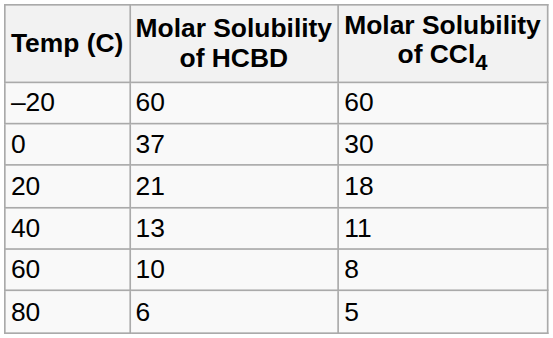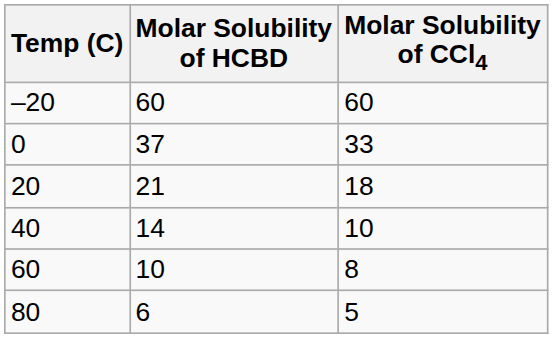(359, 144) 30 -> (359, 144) 33
(150, 227) 13 -> (150, 227) 14
(358, 227) 11 -> (359, 227) 10
